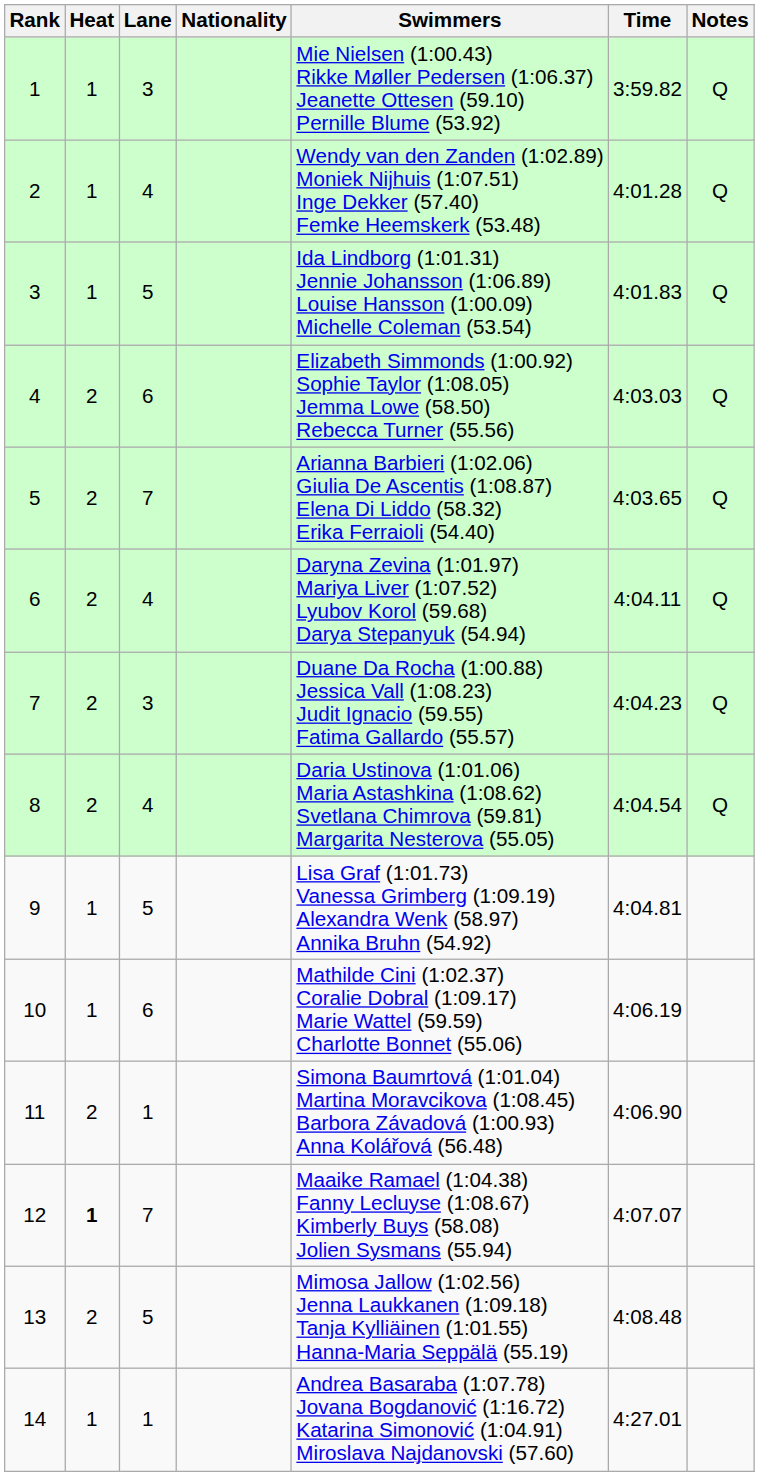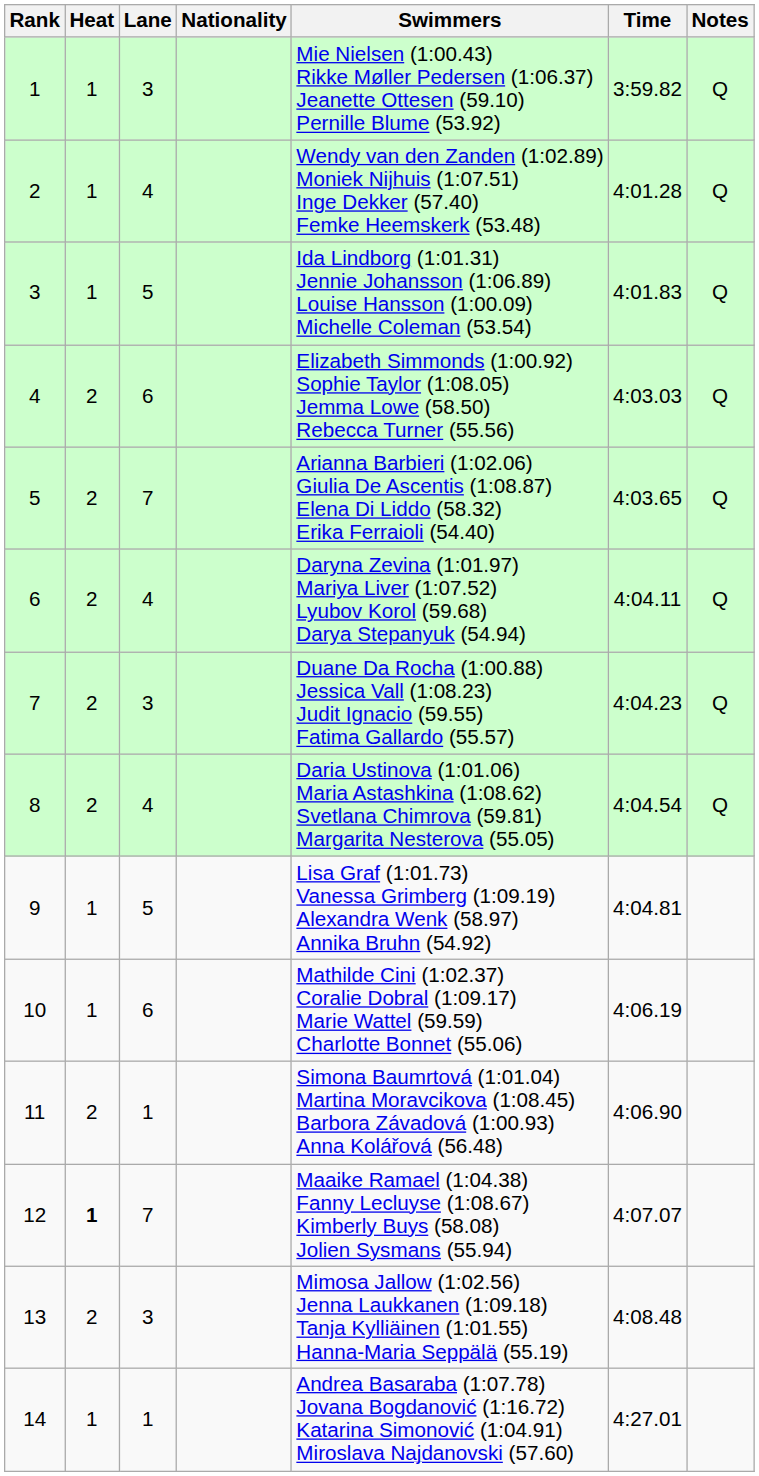(148, 1317) 5 -> (148, 1317) 3
